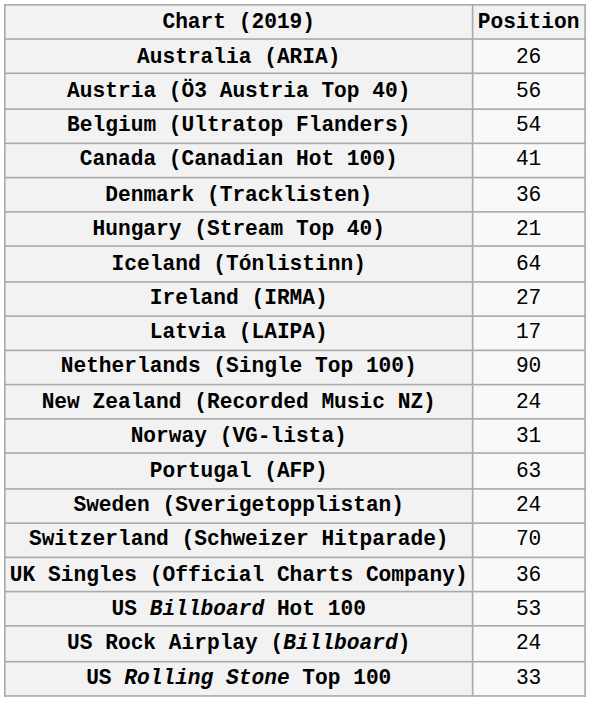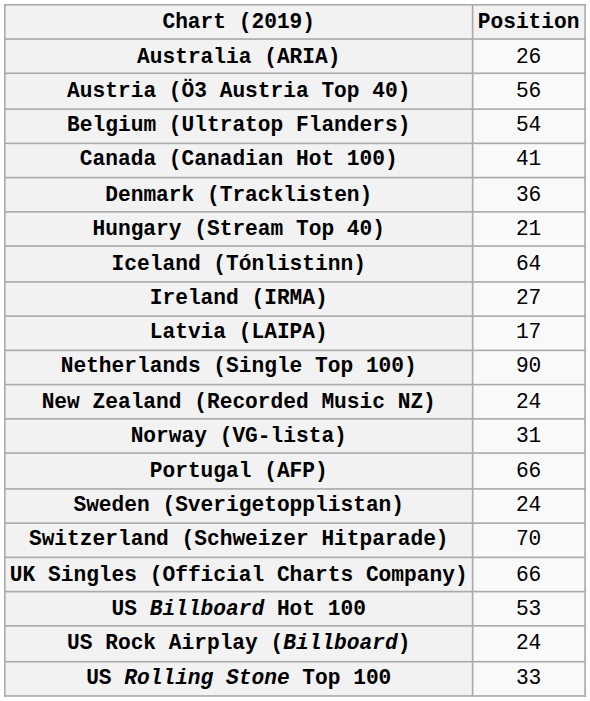(529, 471) 63 -> (529, 471) 66
(529, 575) 36 -> (529, 575) 66
